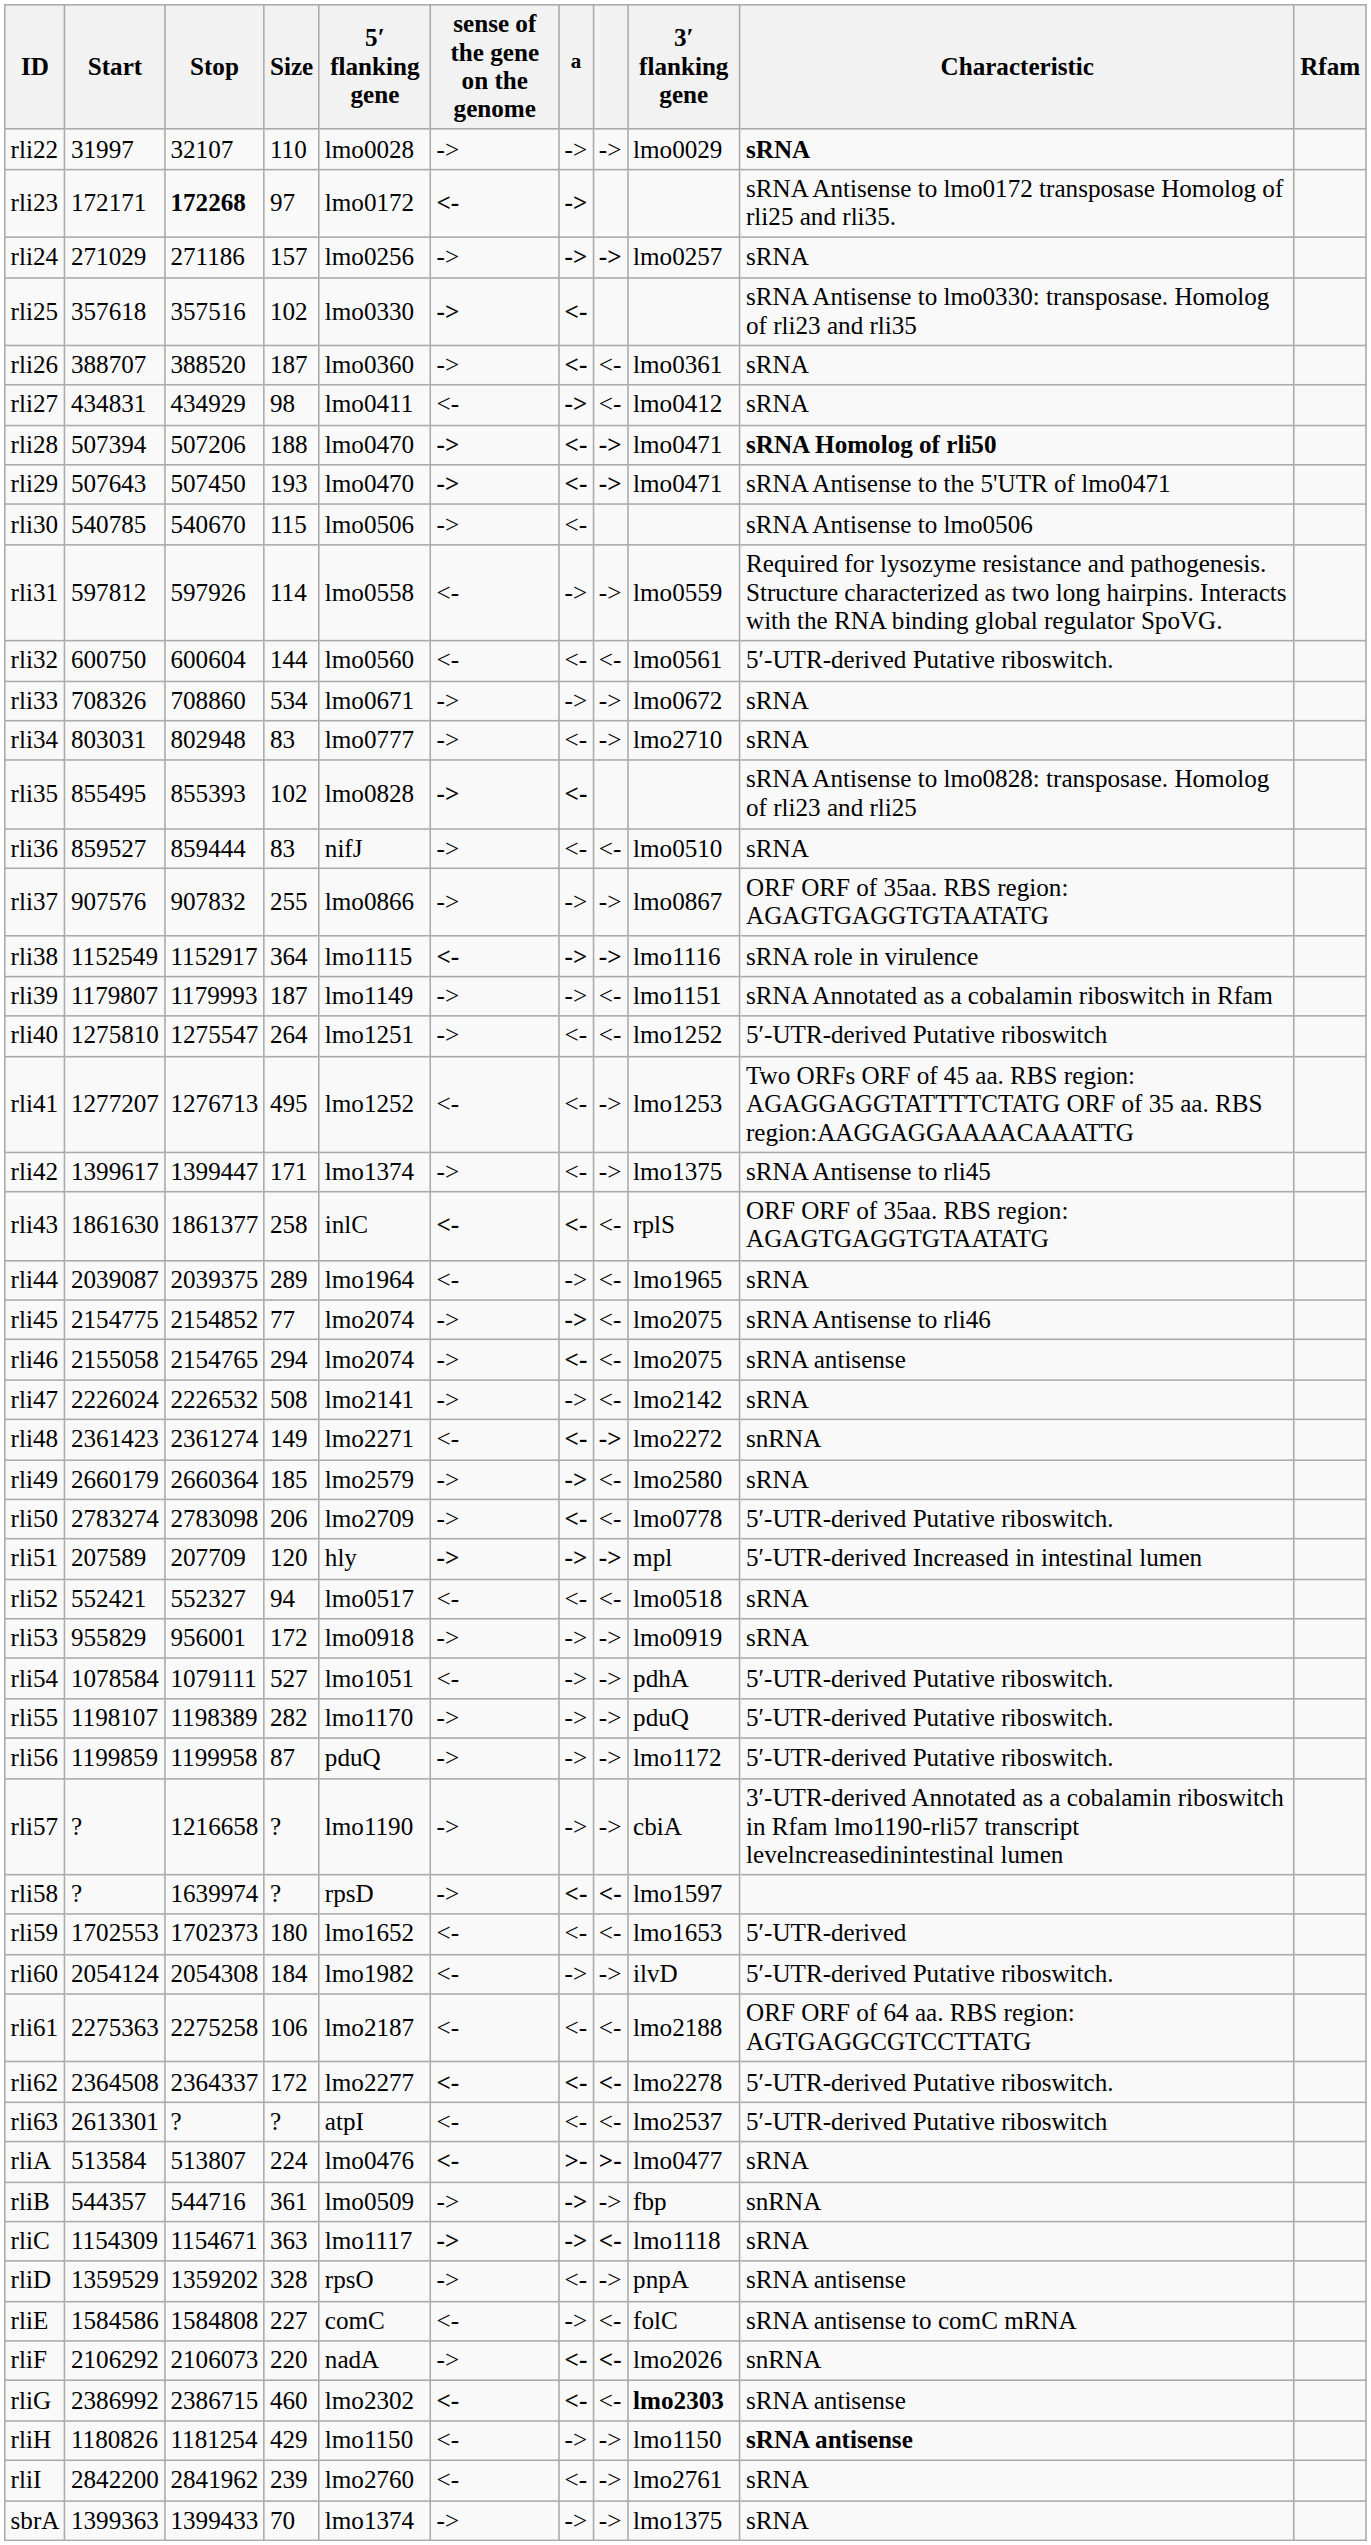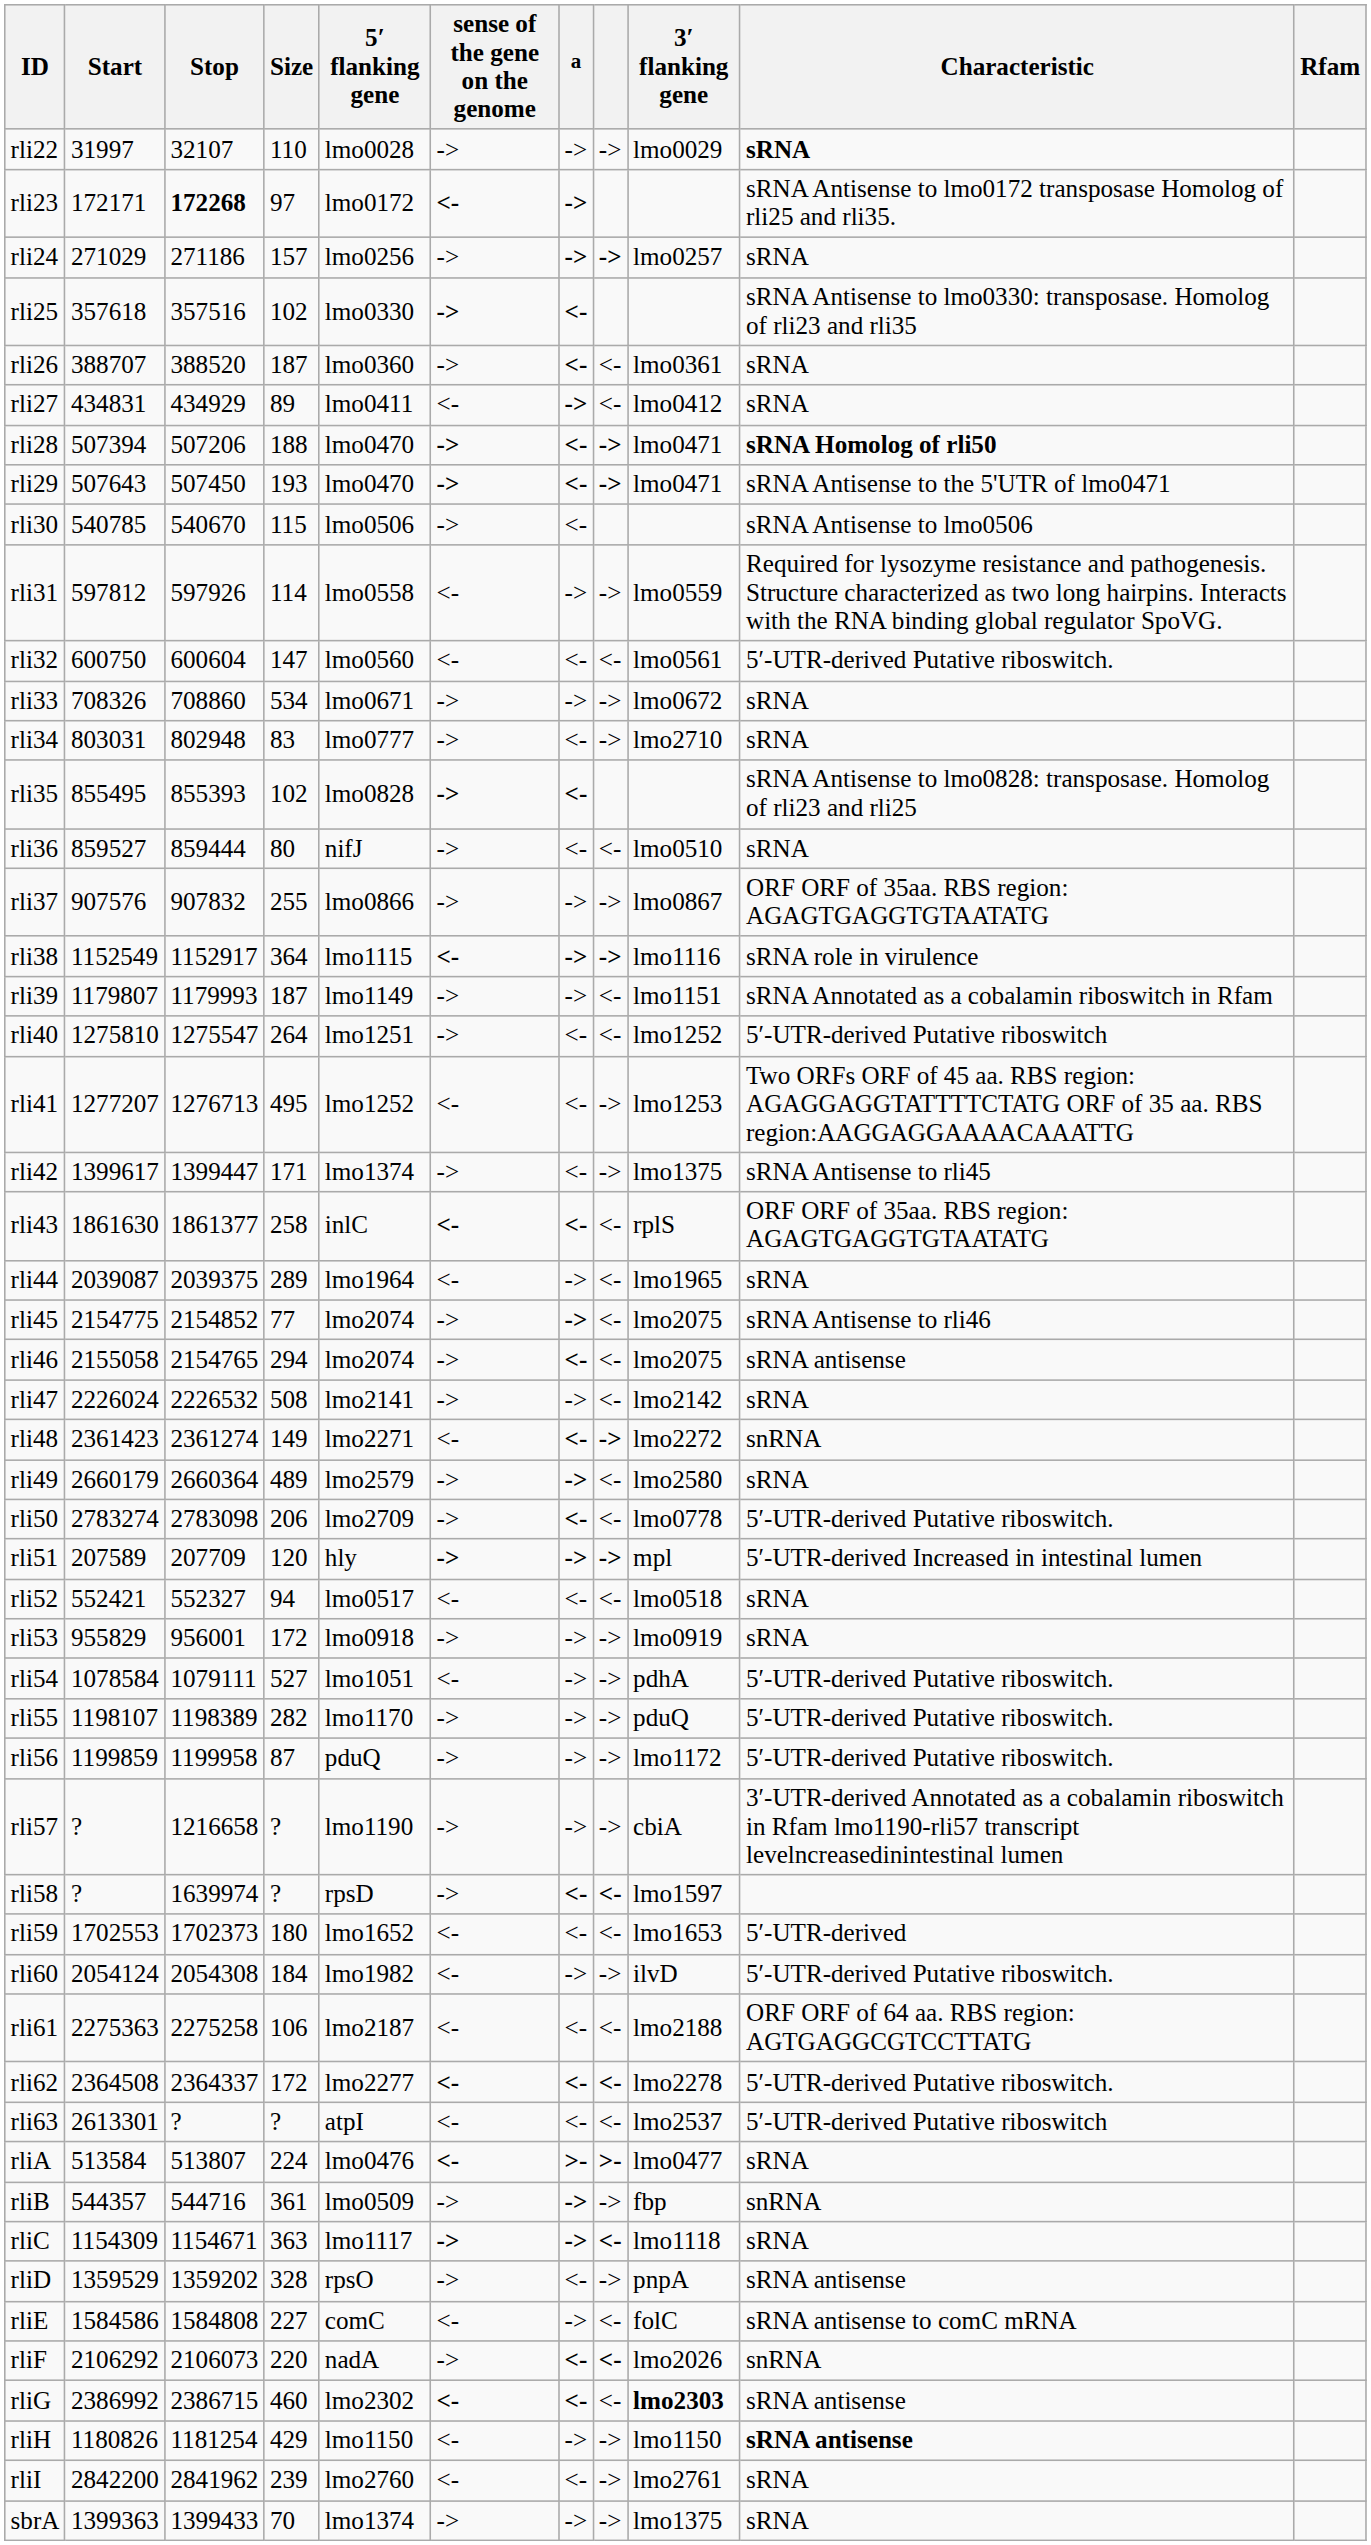(283, 404) 98 -> (283, 404) 89
(289, 660) 144 -> (289, 660) 147
(283, 848) 83 -> (283, 848) 80
(289, 1479) 185 -> (289, 1479) 489
